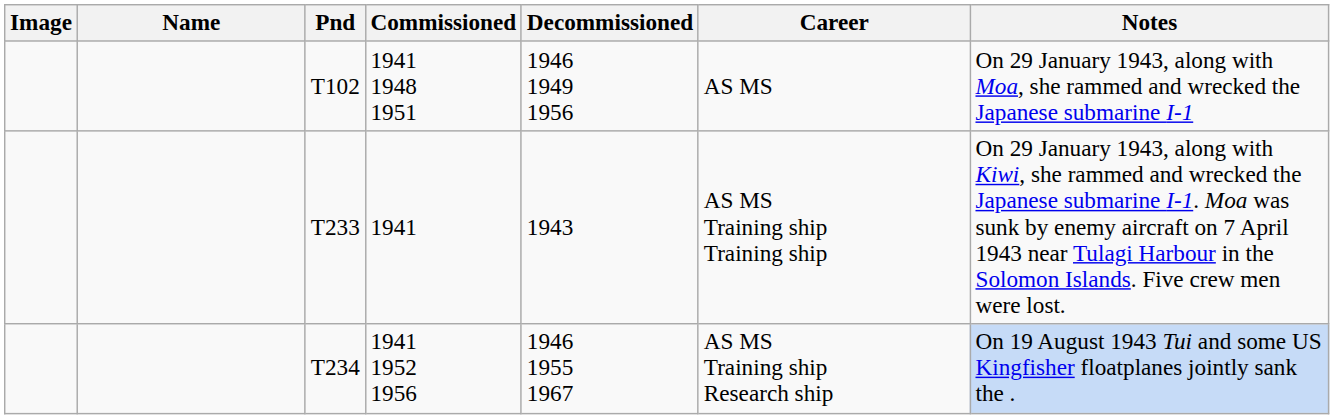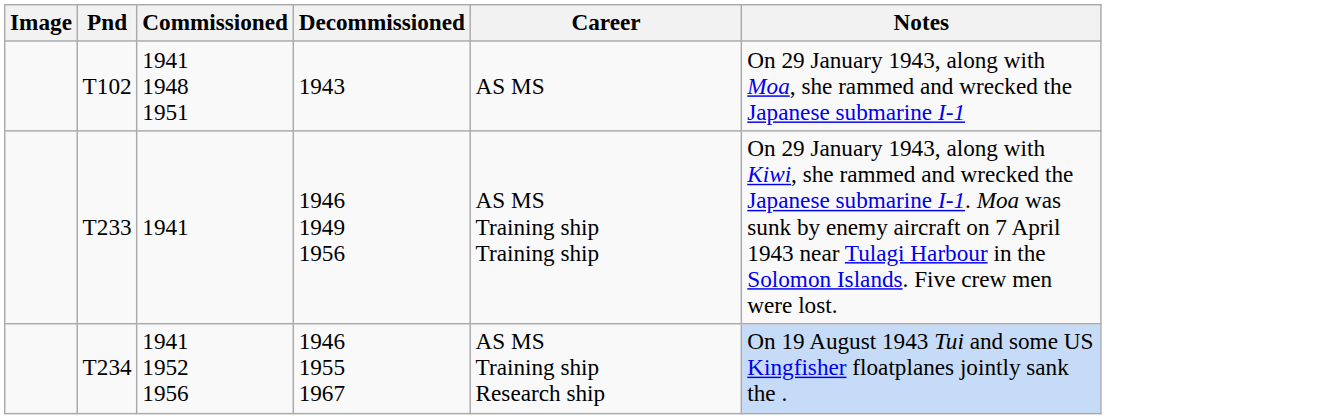- column: (191, 22)
(550, 85) 1946 1949 1956 -> (322, 85) 1943
(550, 226) 1943 -> (322, 226) 1946 1949 1956
